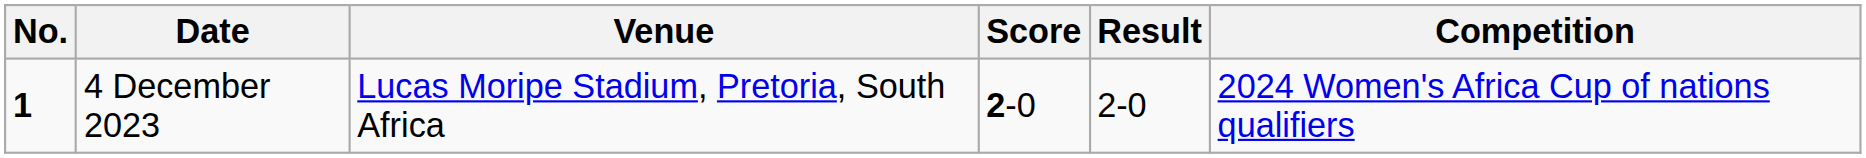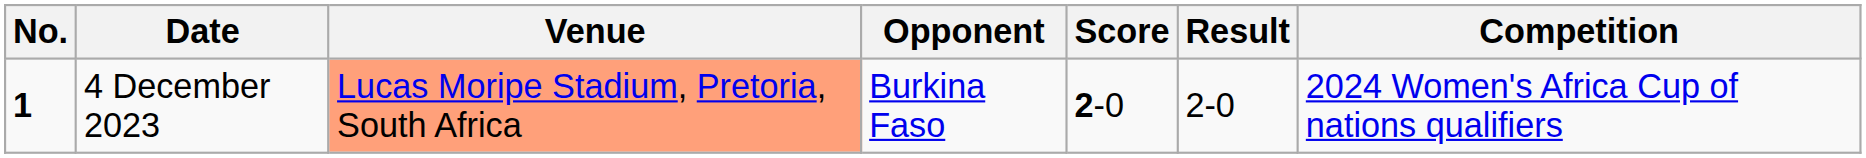+ column: (964, 31)
(651, 105) no background -> (582, 105) lightsalmon background
